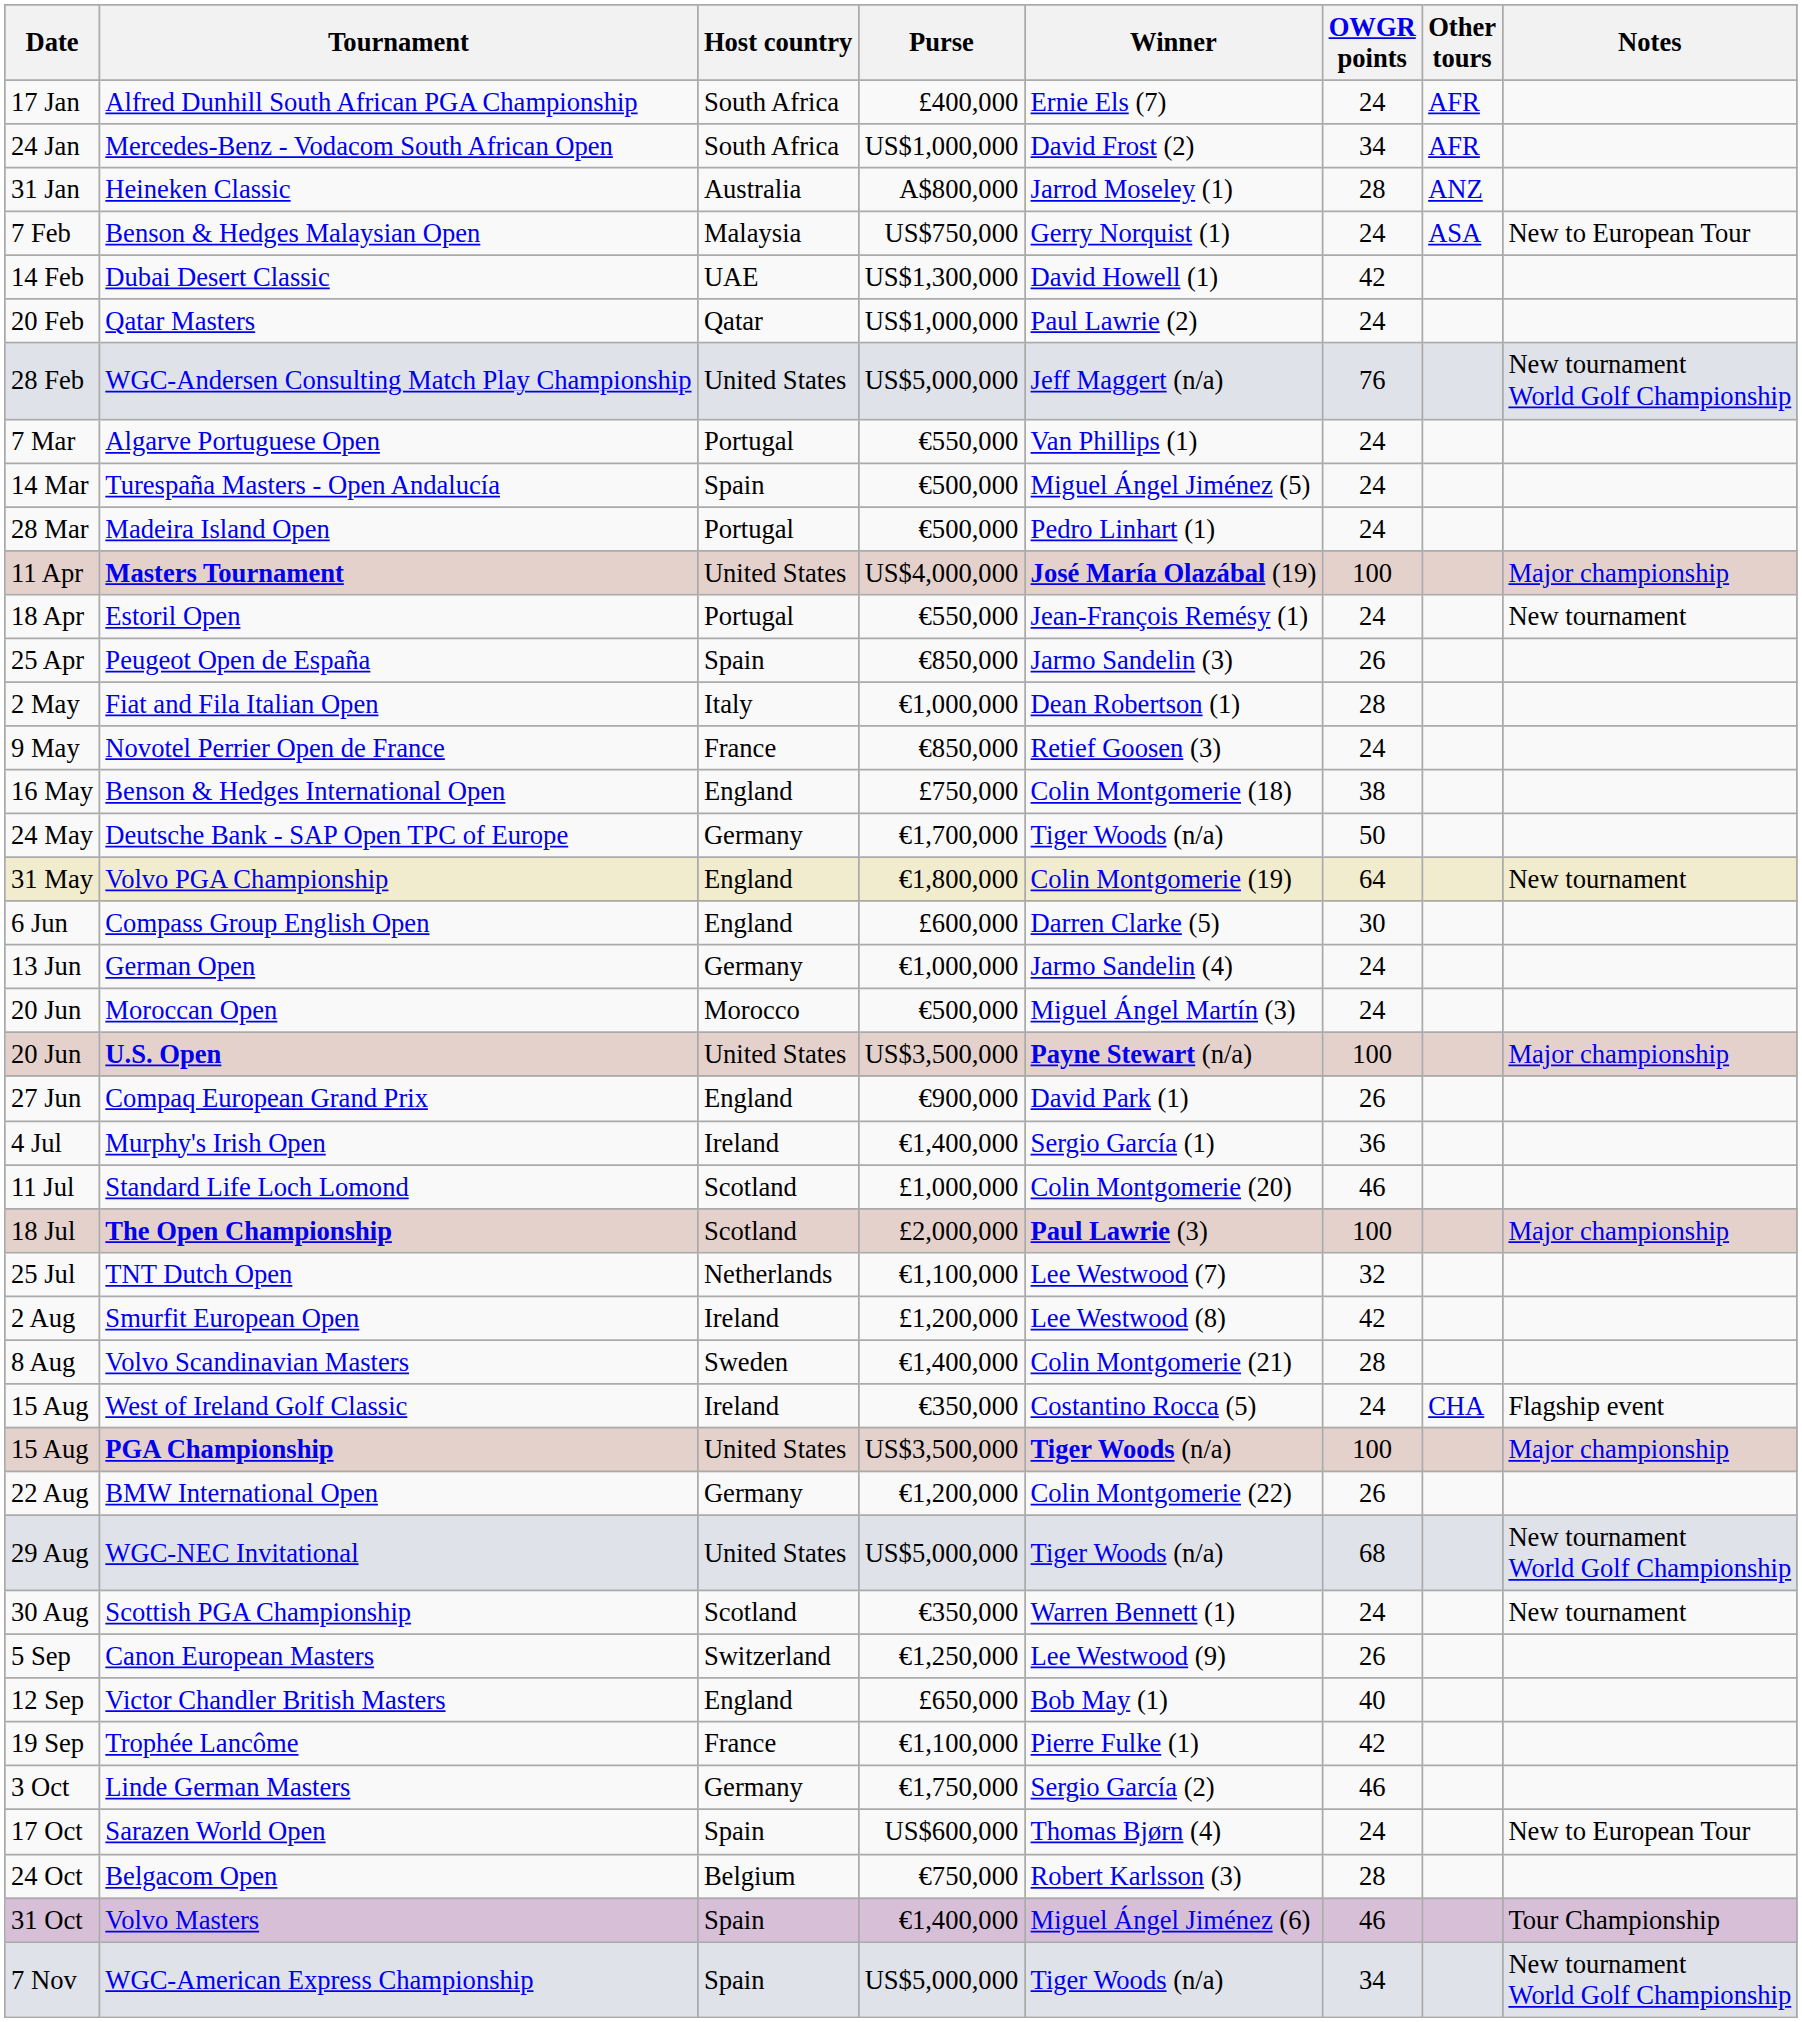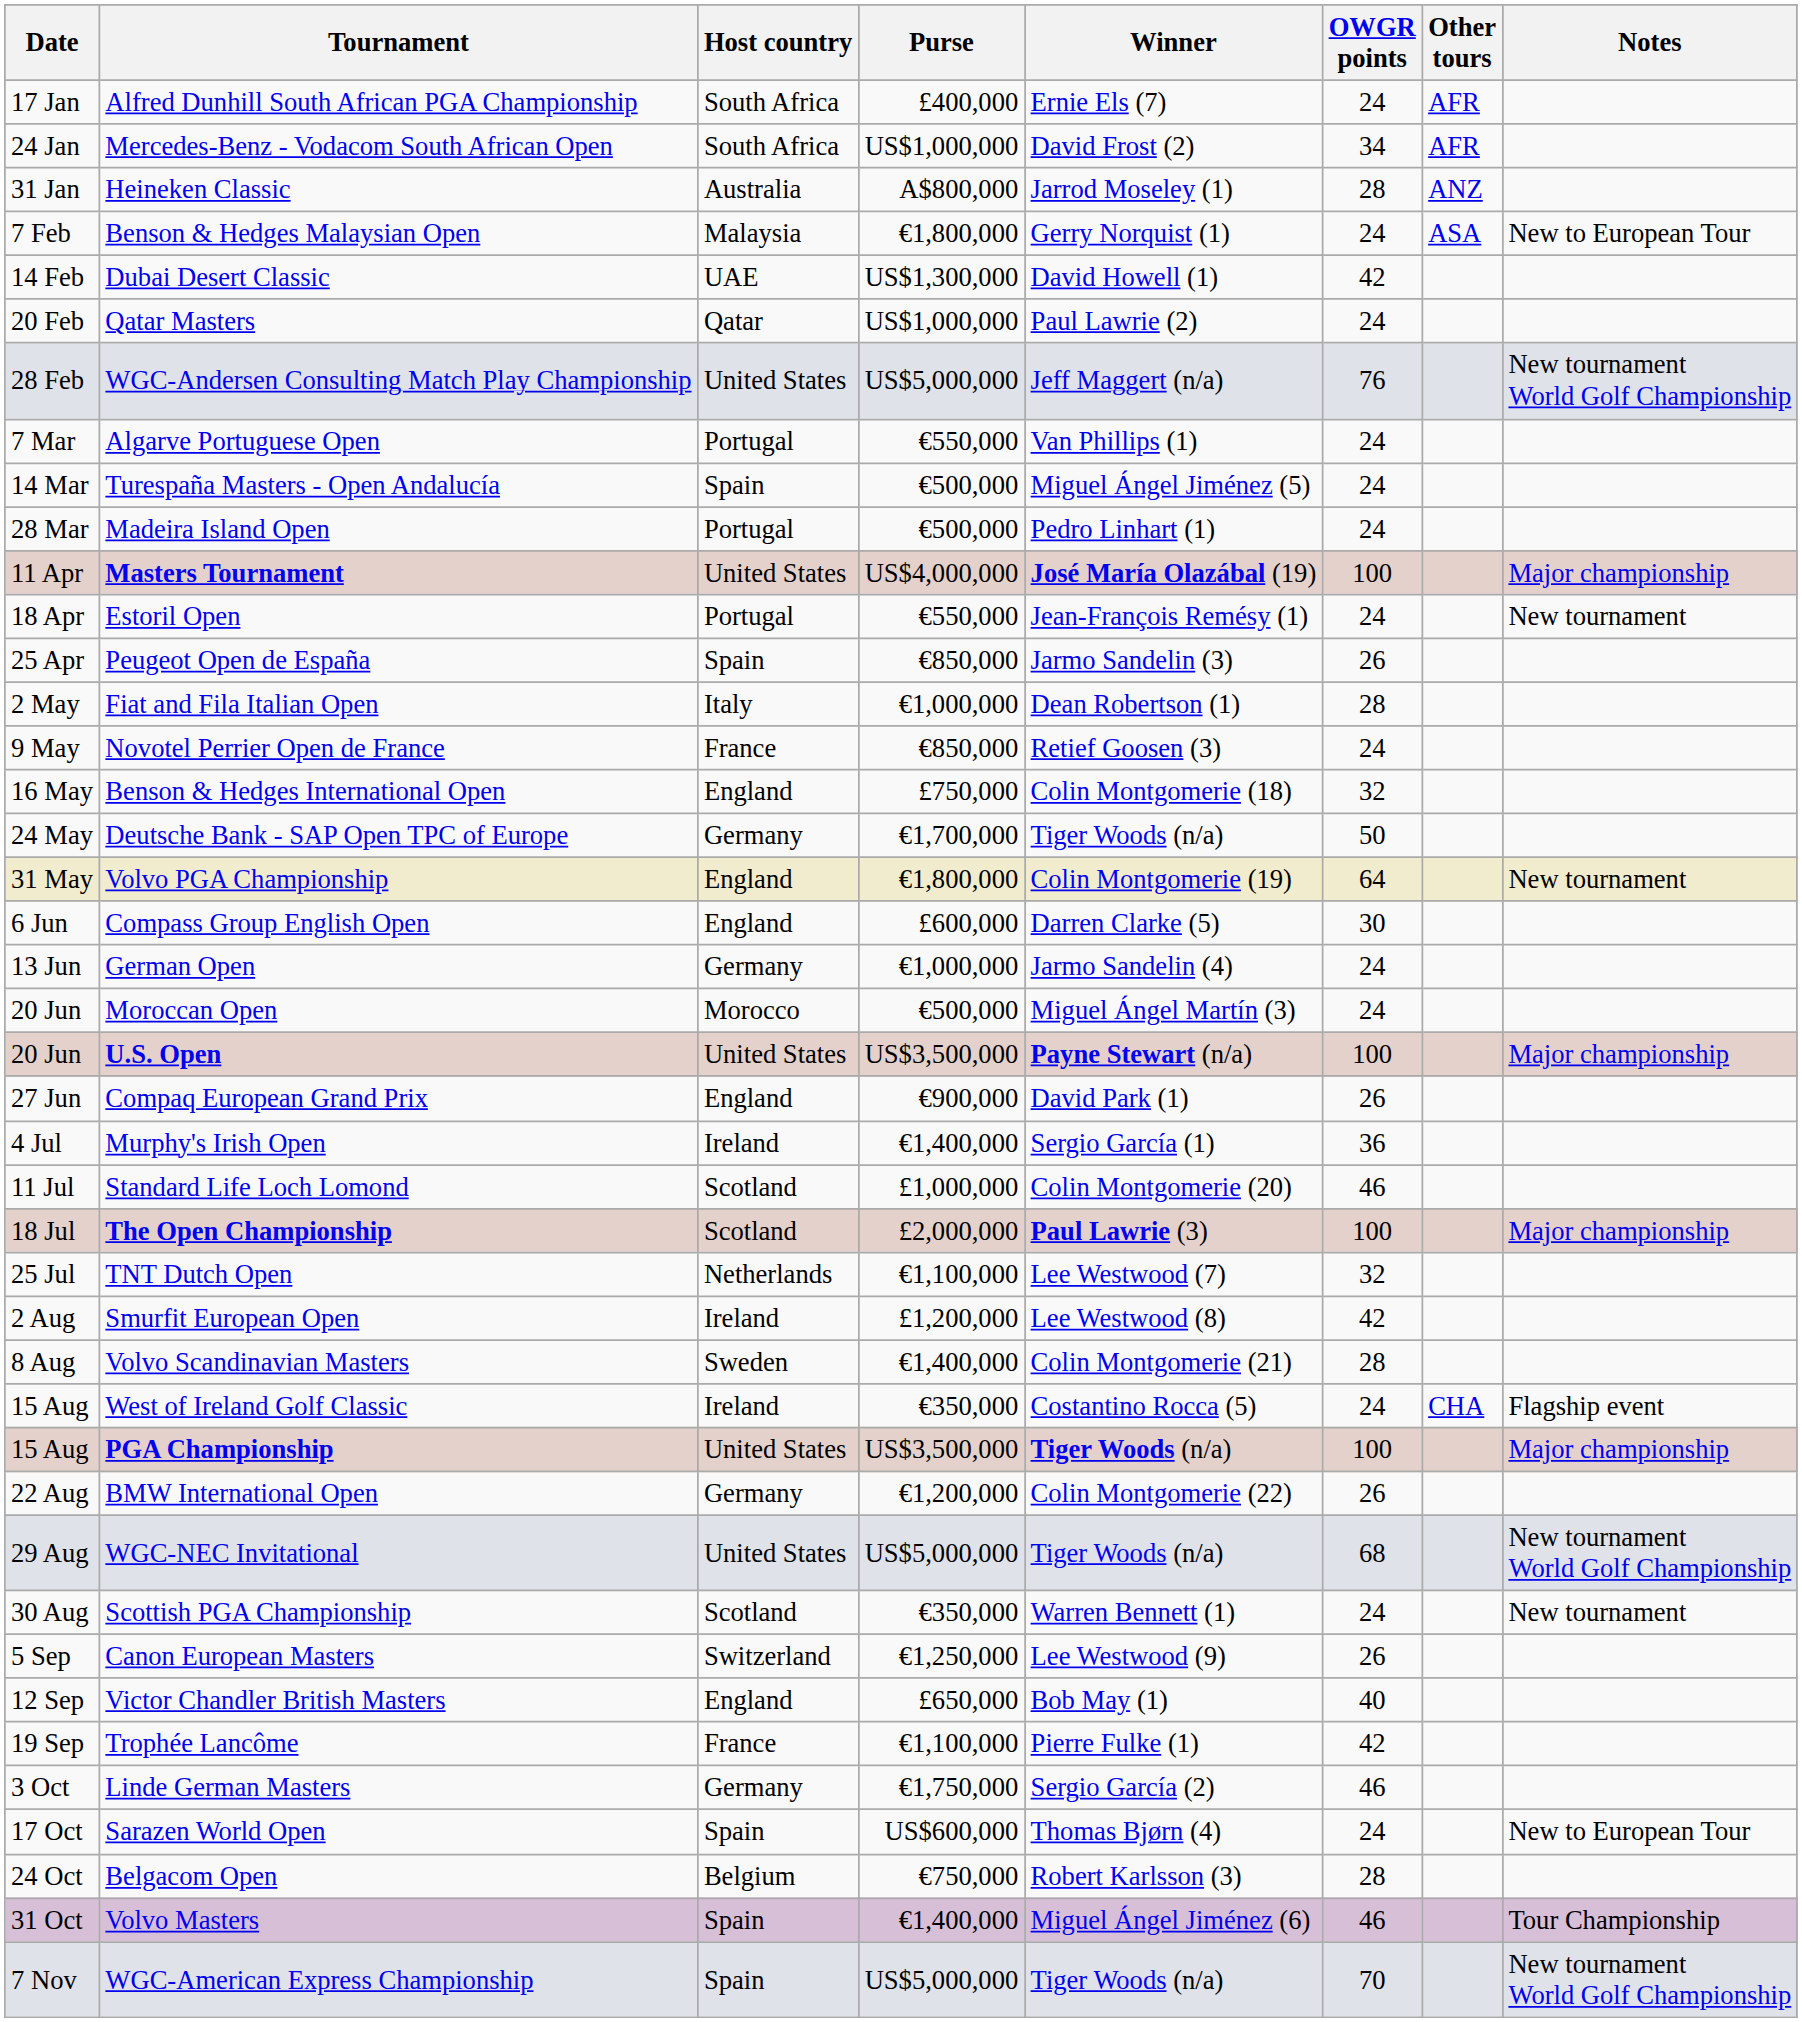(951, 233) US$750,000 -> (958, 233) €1,800,000
(1372, 791) 38 -> (1372, 791) 32
(1372, 1978) 34 -> (1372, 1978) 70
